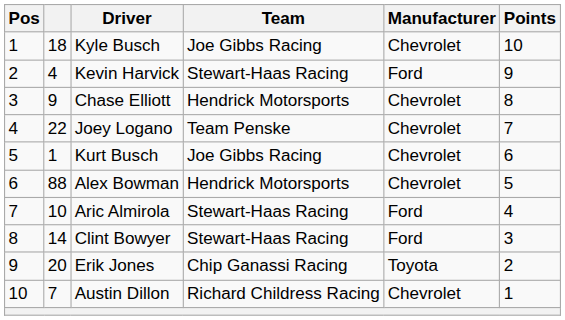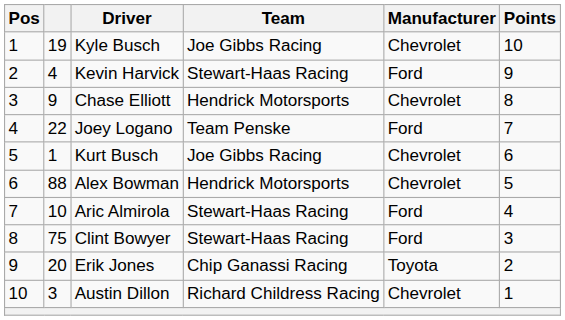(57, 45) 18 -> (57, 45) 19
(424, 128) Chevrolet -> (405, 128) Ford
(57, 238) 14 -> (57, 238) 75
(52, 293) 7 -> (52, 293) 3
